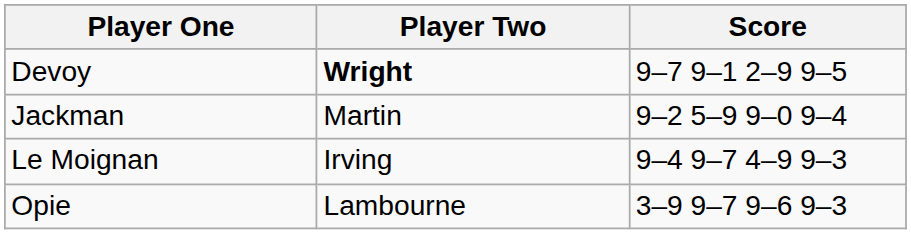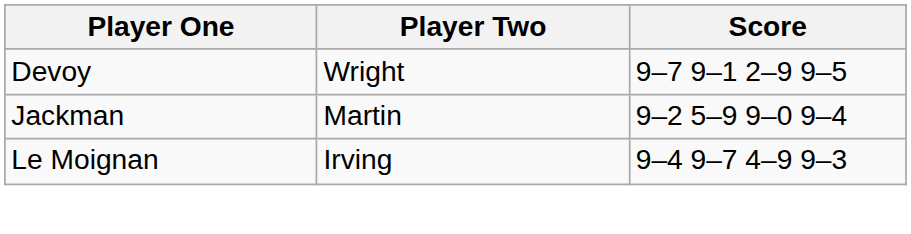(368, 71) bold -> (364, 71) normal
- row: (41, 205)
